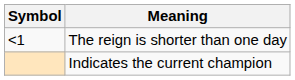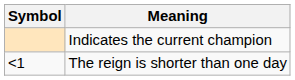rows swapped: (170, 63) <-> (178, 39)
